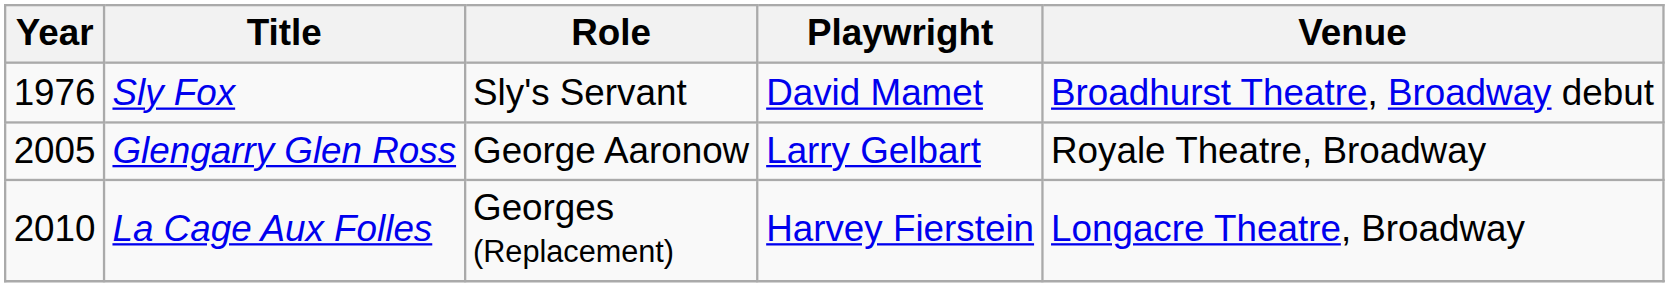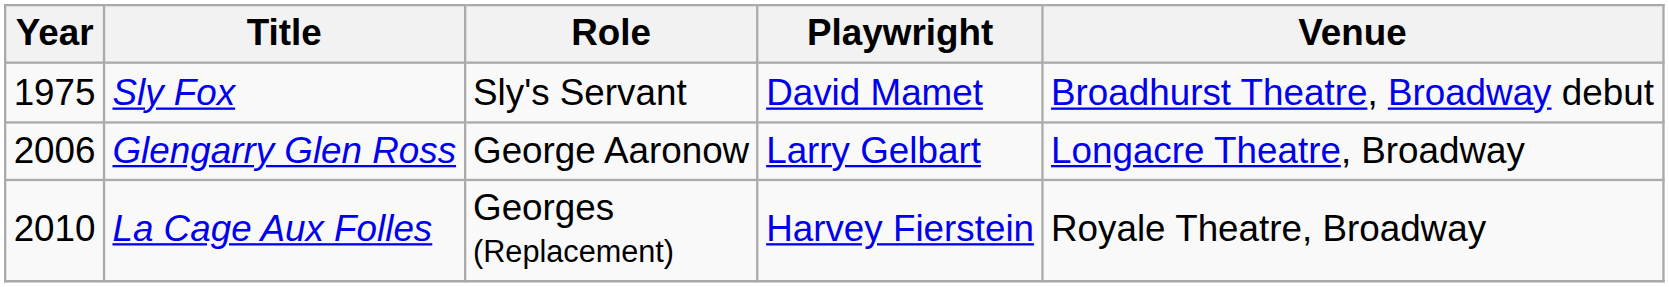(55, 92) 1976 -> (55, 92) 1975
(55, 150) 2005 -> (55, 150) 2006
(1269, 150) Royale Theatre, Broadway -> (1288, 150) Longacre Theatre, Broadway
(1288, 229) Longacre Theatre, Broadway -> (1269, 229) Royale Theatre, Broadway
